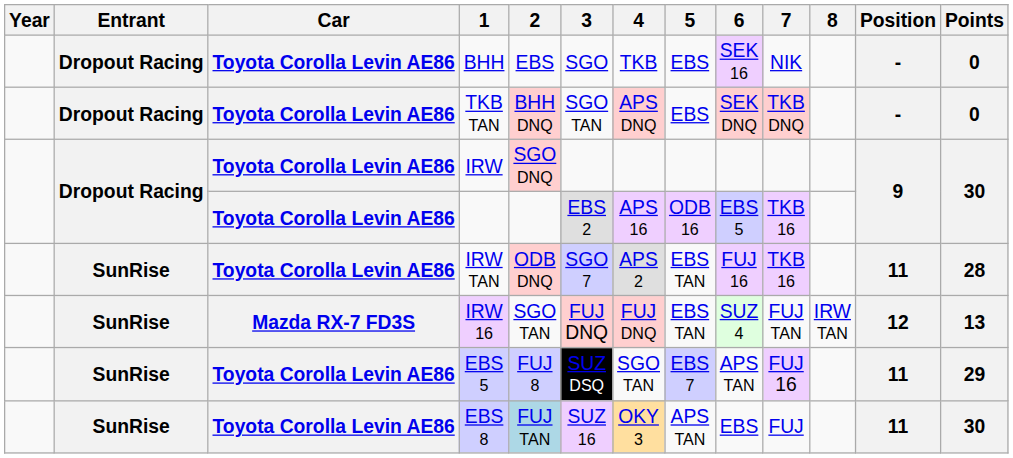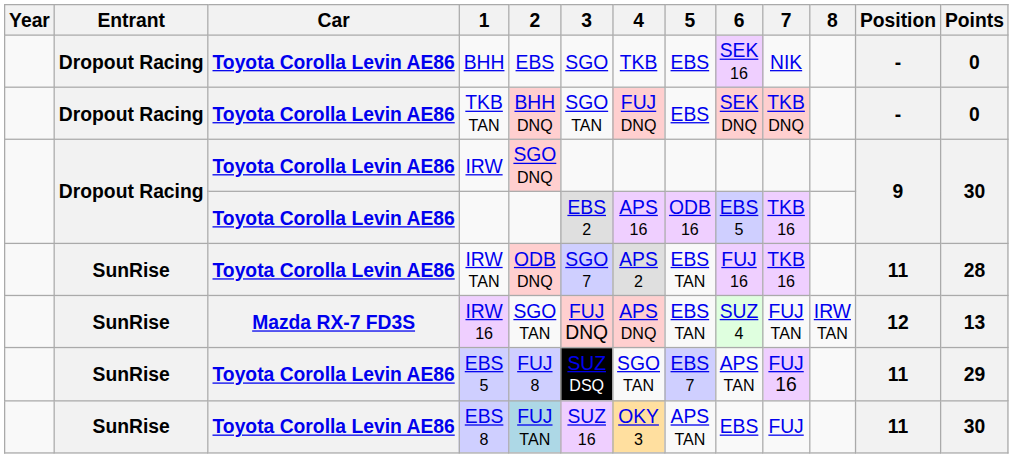(639, 114) APS DNQ -> (639, 114) FUJ DNQ
(639, 322) FUJ DNQ -> (639, 322) APS DNQ
